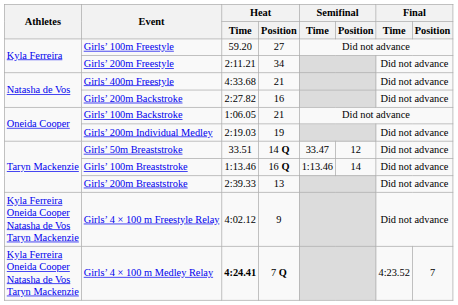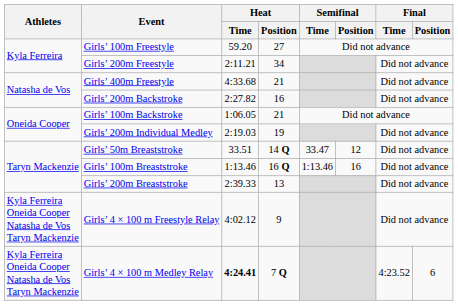(356, 167) 14 -> (356, 167) 16
(433, 273) 7 -> (433, 273) 6
